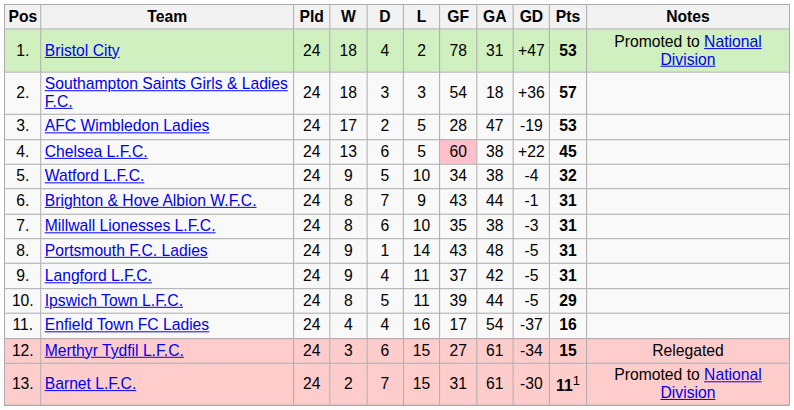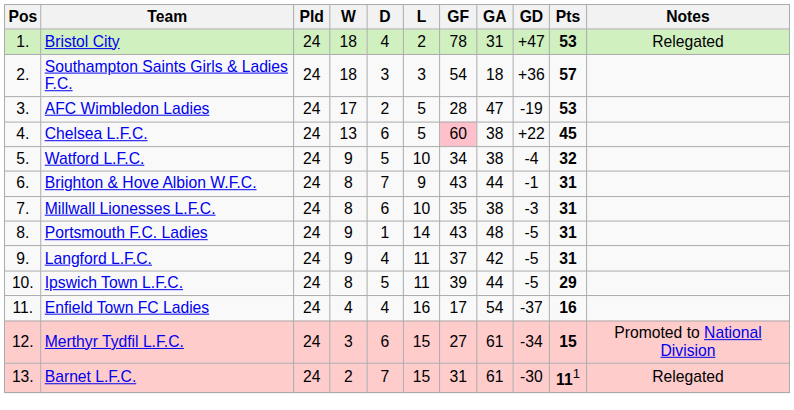(688, 50) Promoted to National Division -> (688, 41) Relegated
(688, 350) Relegated -> (688, 341) Promoted to National Division
(688, 384) Promoted to National Division -> (688, 377) Relegated
